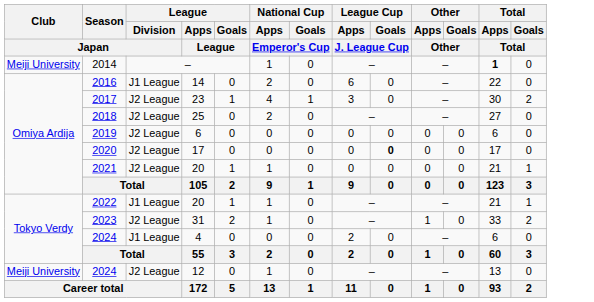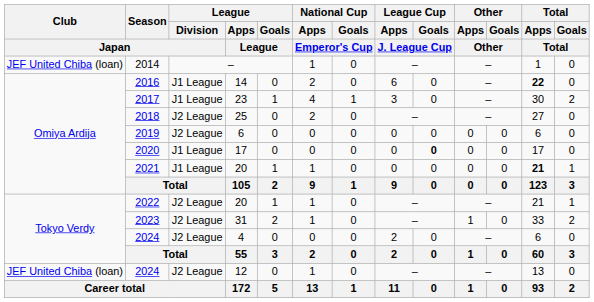(43, 64) Meiji University -> (65, 64) JEF United Chiba (loan)
(495, 64) bold -> (538, 64) normal
(495, 82) normal -> (538, 82) bold
(154, 99) J2 League -> (197, 99) J1 League
(154, 151) J2 League -> (197, 151) J1 League
(154, 168) J2 League -> (197, 168) J1 League
(495, 168) normal -> (538, 168) bold
(154, 202) J1 League -> (197, 202) J2 League
(154, 237) J1 League -> (197, 237) J2 League
(43, 271) Meiji University -> (65, 271) JEF United Chiba (loan)
